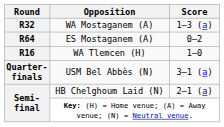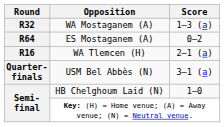(194, 53) 1–0 -> (194, 53) 2–1 (a)
(194, 91) 2–1 (a) -> (194, 91) 1–0
